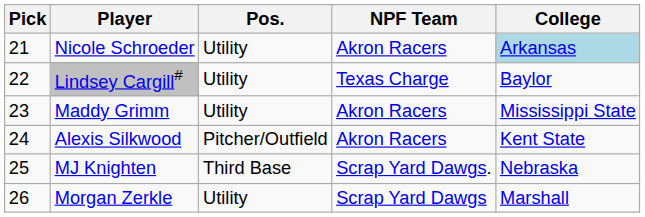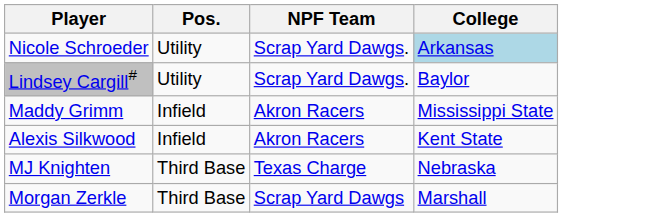- column: (28, 18)
(391, 47) Akron Racers -> (331, 47) Scrap Yard Dawgs.
(392, 79) Texas Charge -> (331, 79) Scrap Yard Dawgs.
(225, 110) Utility -> (181, 110) Infield
(265, 139) Pitcher/Outfield -> (181, 139) Infield
(414, 168) Scrap Yard Dawgs. -> (310, 168) Texas Charge
(225, 197) Utility -> (201, 197) Third Base
